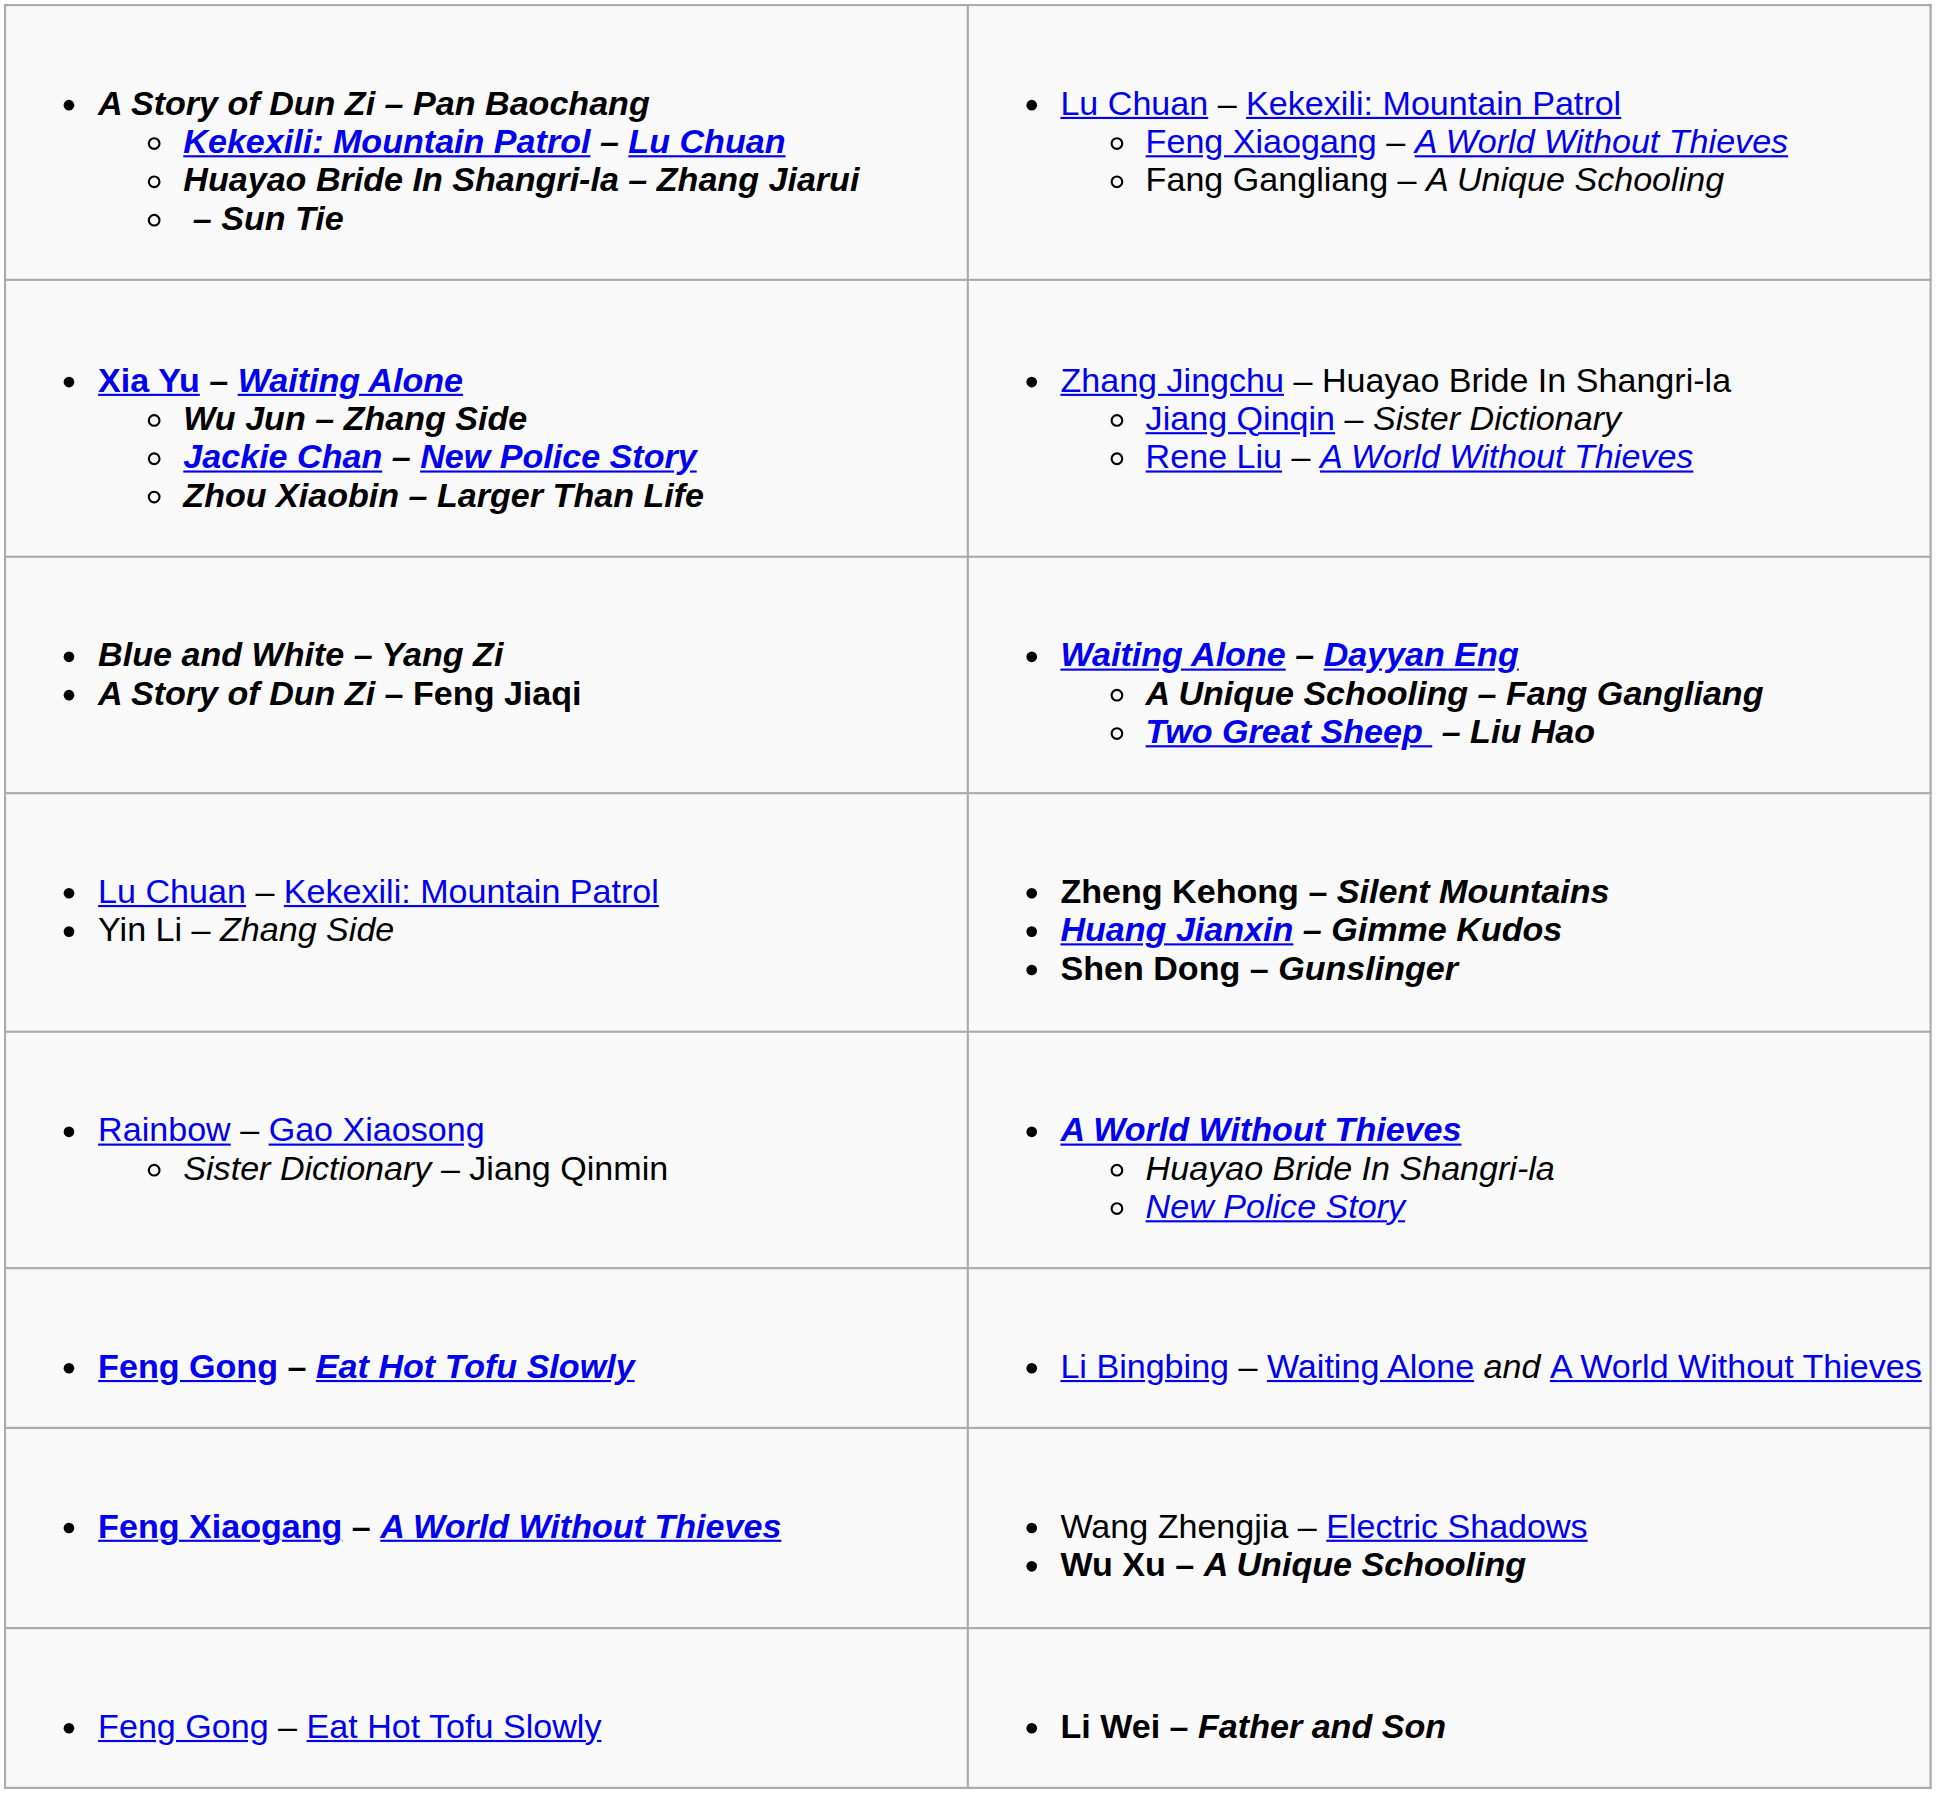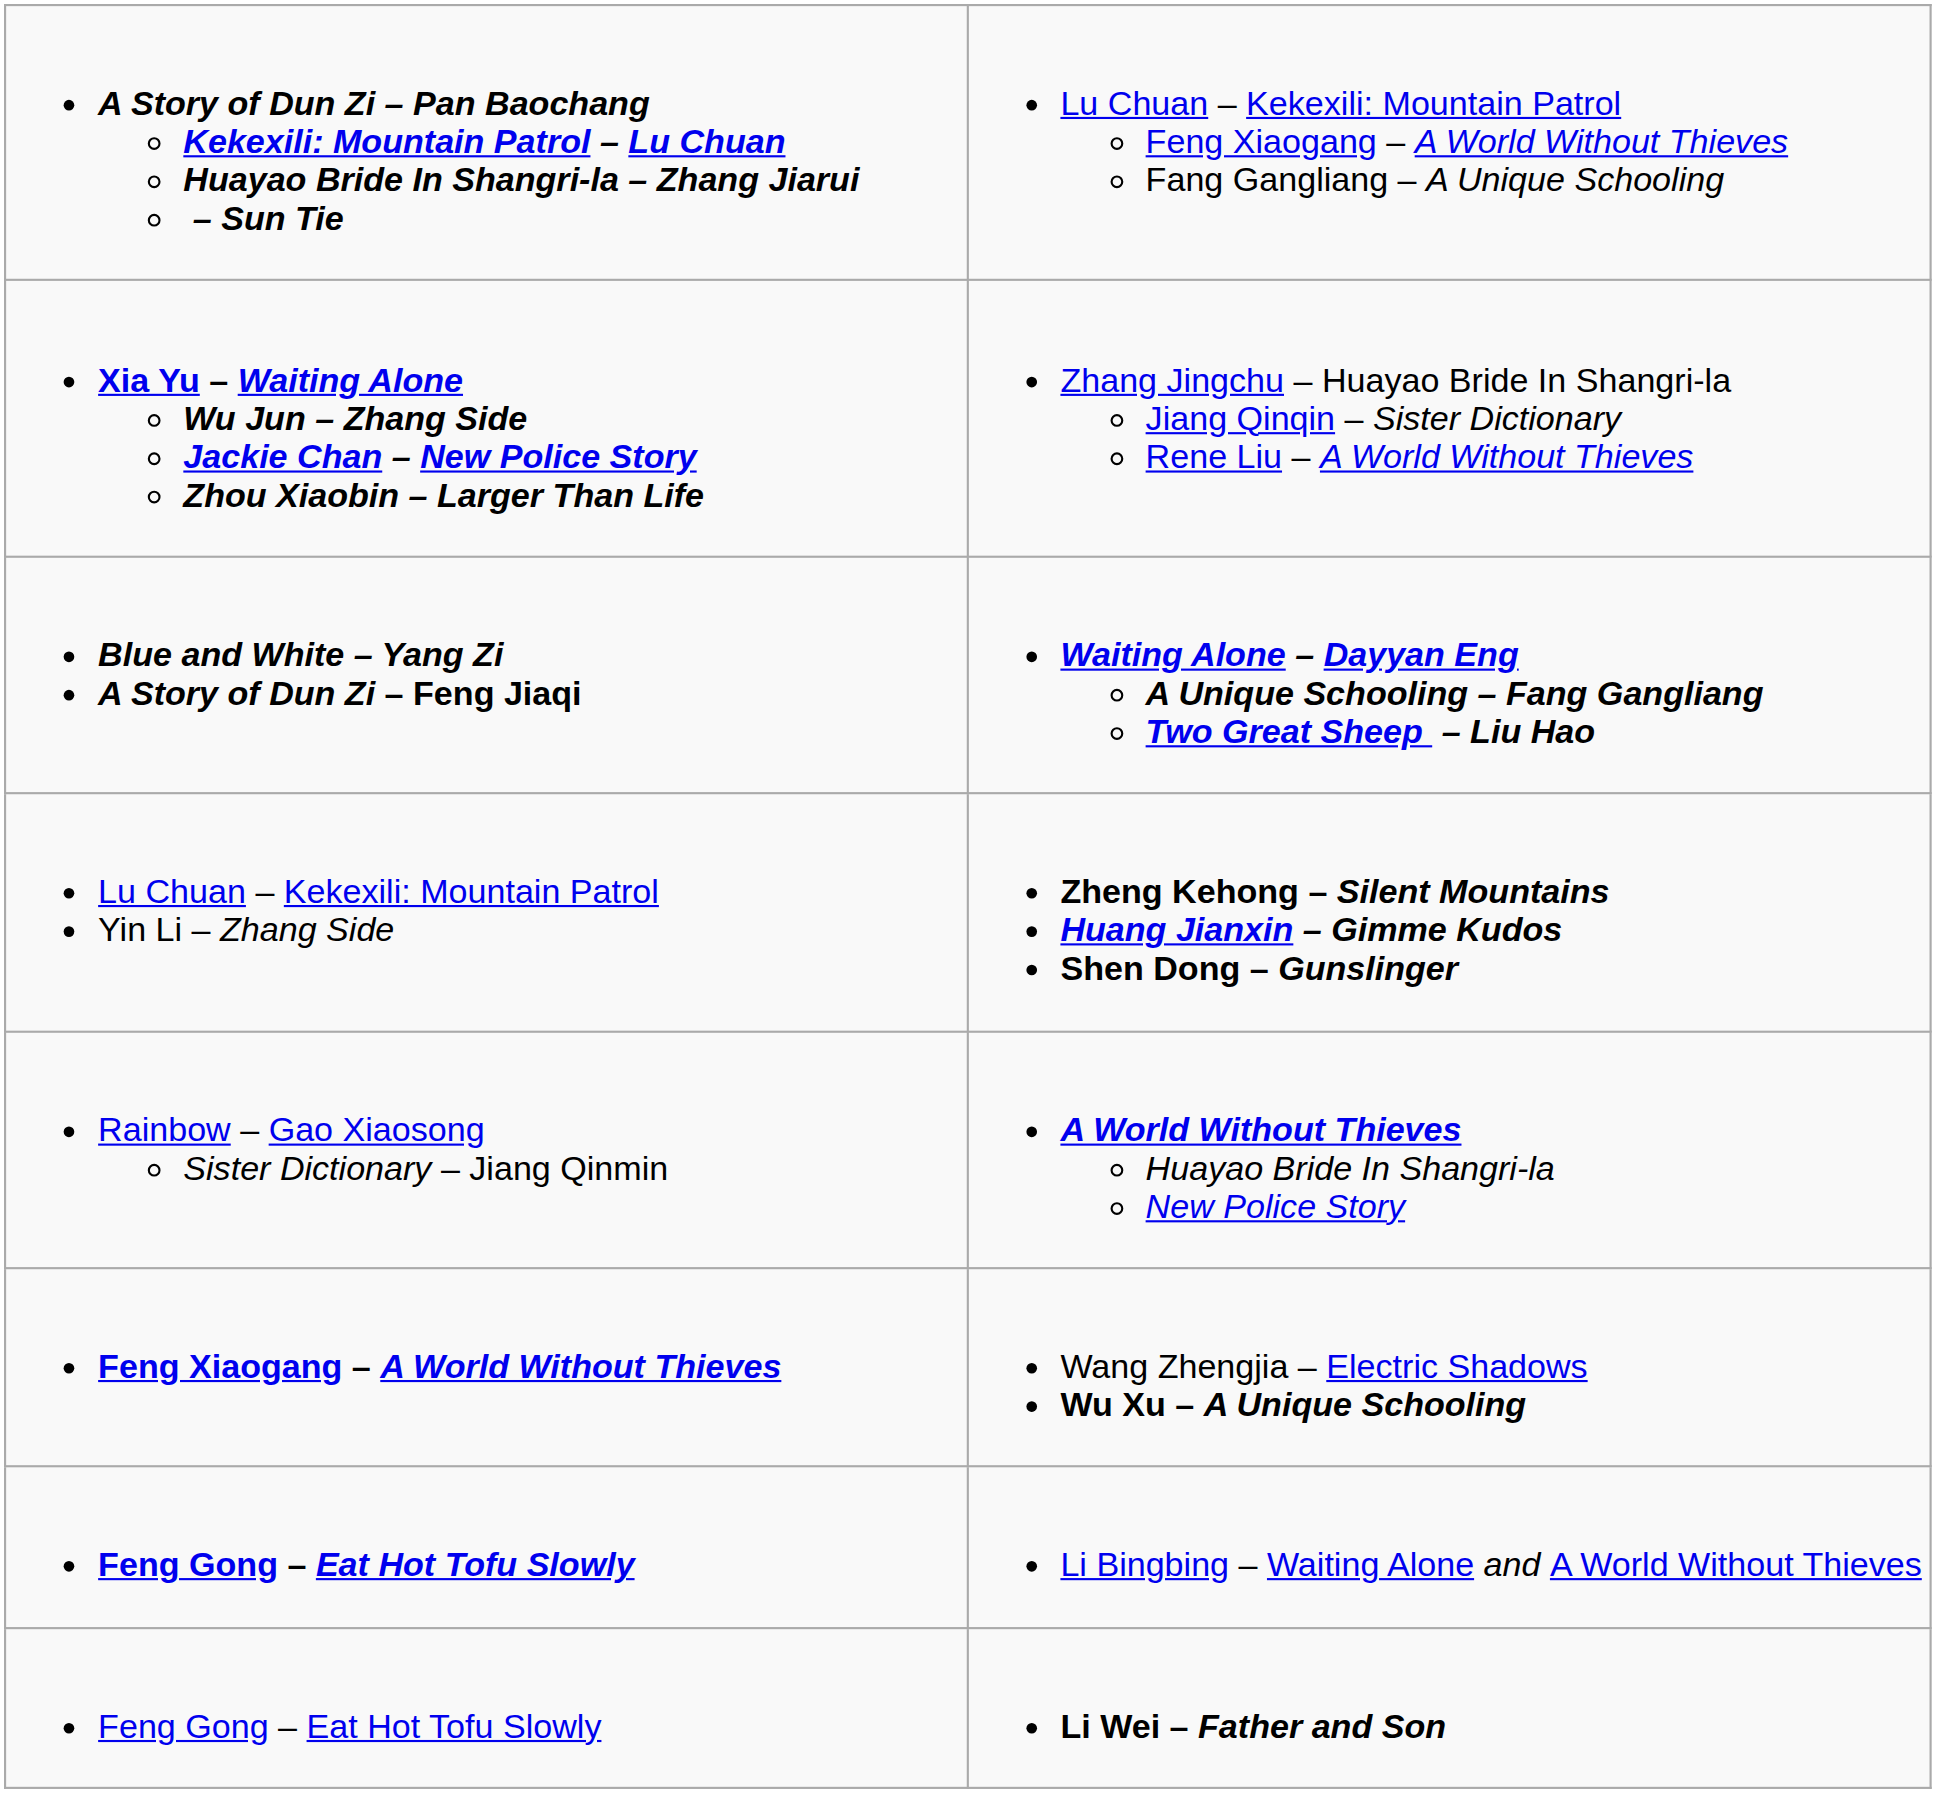rows swapped: (1449, 1367) <-> (1449, 1547)
